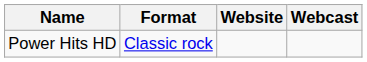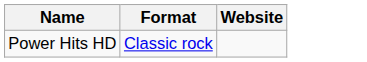- column: (325, 17)
